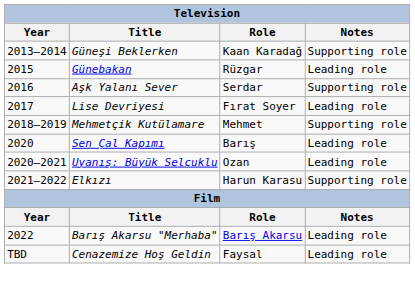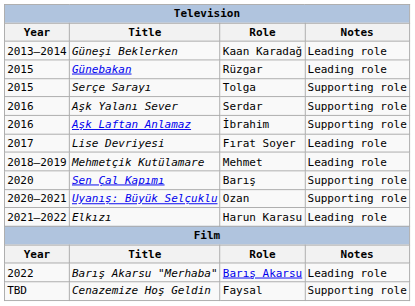(357, 50) Supporting role -> (347, 50) Leading role
+ row: (112, 87)
+ row: (132, 124)
(357, 124) Supporting role -> (347, 161) Leading role
(347, 143) Leading role -> (357, 180) Supporting role
(347, 161) Leading role -> (357, 198) Supporting role
(357, 180) Supporting role -> (347, 217) Leading role
(347, 254) Leading role -> (357, 291) Supporting role
